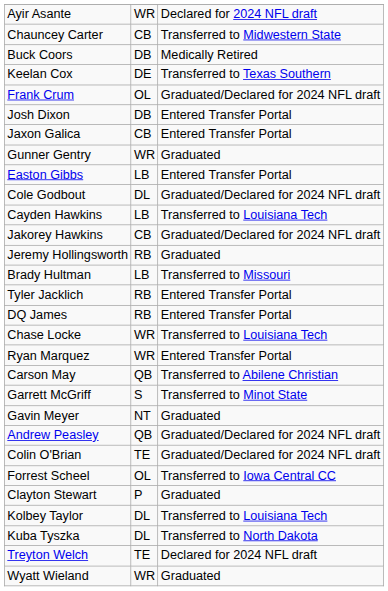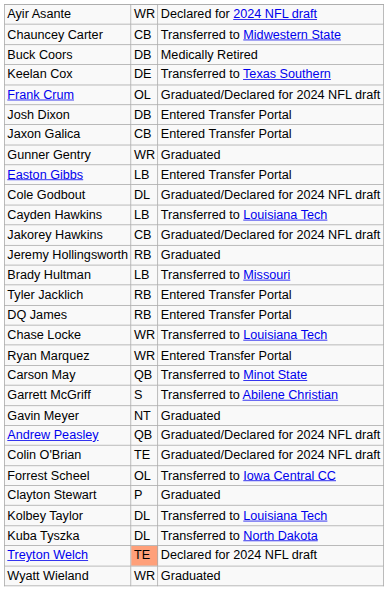(249, 375) Transferred to Abilene Christian -> (234, 375) Transferred to Minot State
(234, 395) Transferred to Minot State -> (249, 395) Transferred to Abilene Christian
(142, 555) no background -> (142, 555) lightsalmon background
